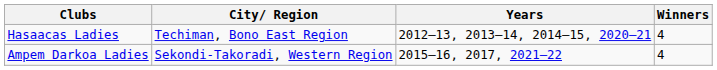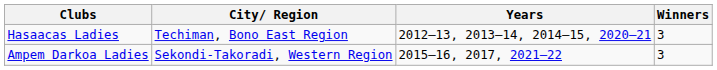(661, 35) 4 -> (661, 35) 3
(661, 55) 4 -> (661, 55) 3
